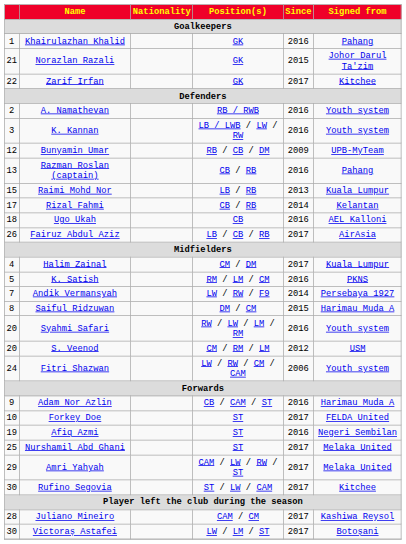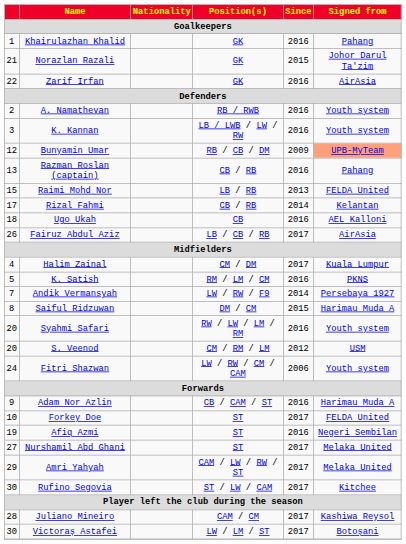(298, 81) 2017 -> (298, 81) 2016
(358, 81) Kitchee -> (358, 81) AirAsia
(358, 150) no background -> (358, 150) lightsalmon background
(358, 190) Kuala Lumpur -> (358, 190) FELDA United
(12, 447) 25 -> (12, 447) 27
